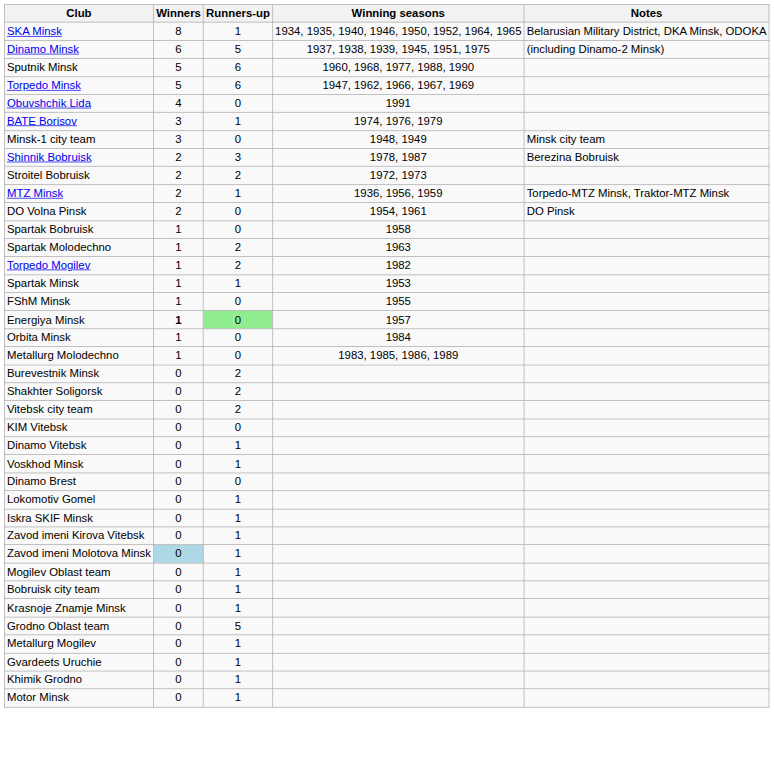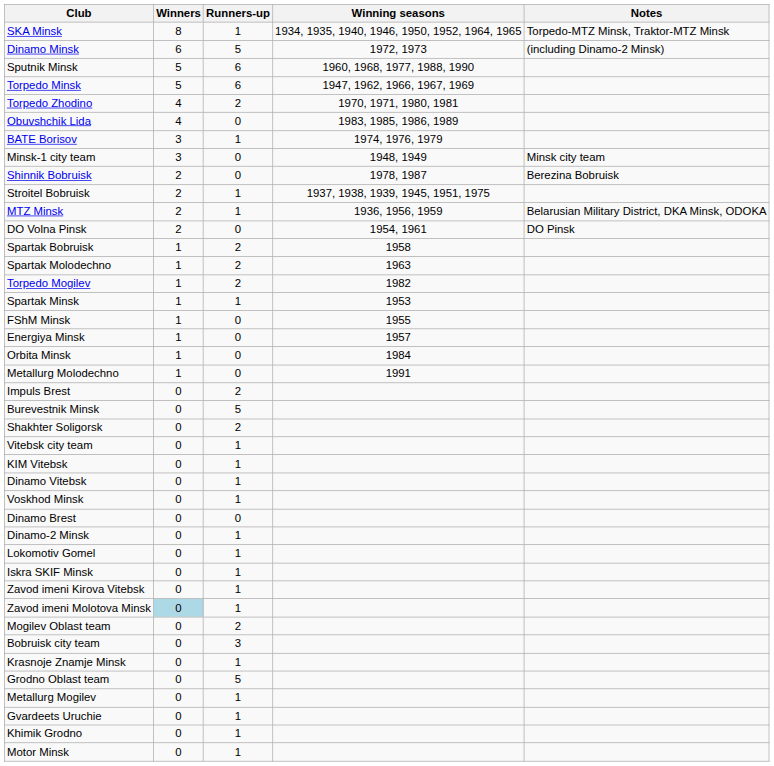(647, 31) Belarusian Military District, DKA Minsk, ODOKA -> (628, 31) Torpedo-MTZ Minsk, Traktor-MTZ Minsk
(398, 49) 1937, 1938, 1939, 1945, 1951, 1975 -> (398, 49) 1972, 1973
+ row: (50, 103)
(398, 103) 1991 -> (398, 121) 1983, 1985, 1986, 1989
(238, 157) 3 -> (238, 175) 0
(238, 175) 2 -> (238, 193) 1
(398, 175) 1972, 1973 -> (398, 193) 1937, 1938, 1939, 1945, 1951, 1975
(628, 193) Torpedo-MTZ Minsk, Traktor-MTZ Minsk -> (647, 211) Belarusian Military District, DKA Minsk, ODOKA
(238, 229) 0 -> (238, 247) 2
(179, 319) bold -> (179, 337) normal
(238, 319) lightgreen background -> (238, 337) no background
(398, 355) 1983, 1985, 1986, 1989 -> (398, 373) 1991
+ row: (39, 391)
(238, 373) 2 -> (238, 409) 5
(238, 409) 2 -> (238, 445) 1
(238, 427) 0 -> (238, 463) 1
+ row: (48, 535)
(238, 572) 1 -> (238, 626) 2
(238, 590) 1 -> (238, 644) 3
